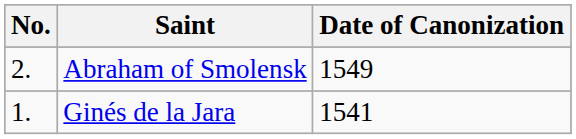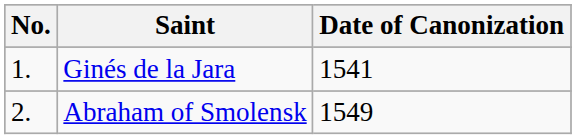rows swapped: (149, 111) <-> (185, 68)
